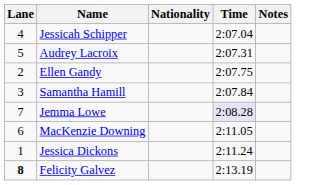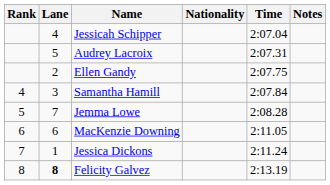+ column: (22, 14)
(234, 111) lavender background -> (269, 111) no background
